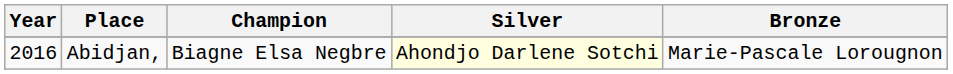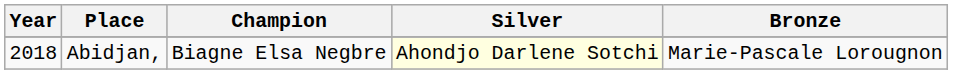(33, 53) 2016 -> (33, 53) 2018
